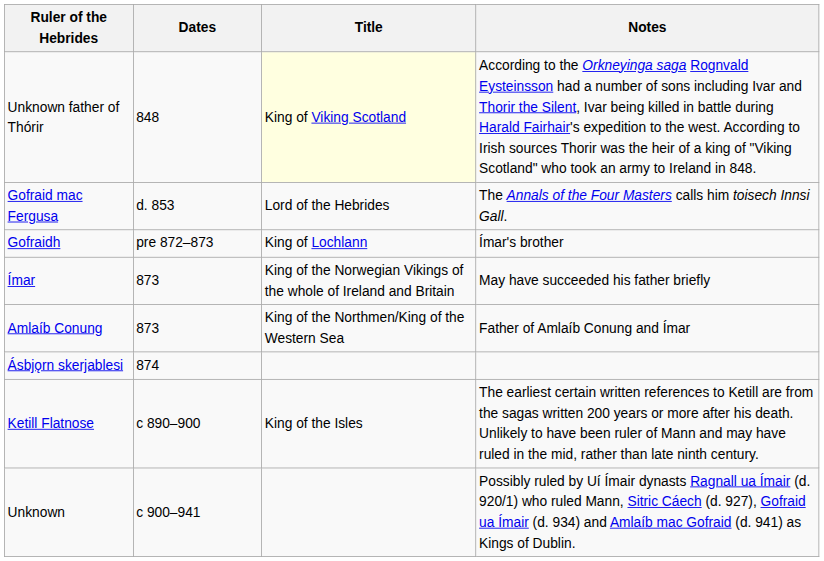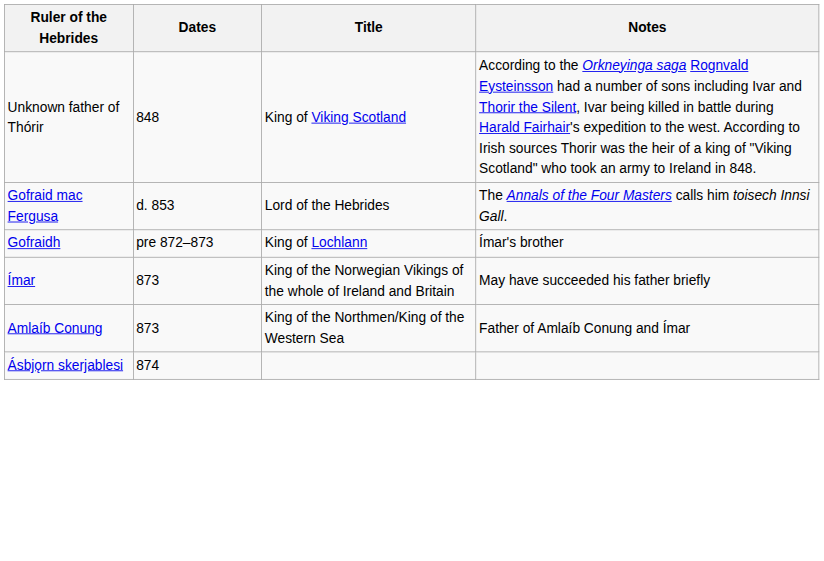(335, 117) lightyellow background -> (335, 117) no background
- row: (51, 423)
- row: (36, 512)
